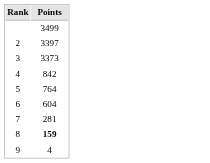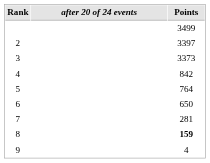+ column: (99, 12)
(50, 104) 604 -> (186, 104) 650
